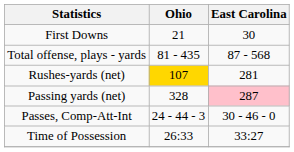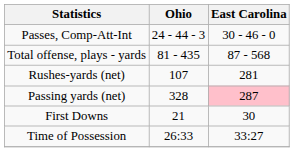rows swapped: (77, 34) <-> (77, 116)
(178, 75) gold background -> (178, 75) no background
